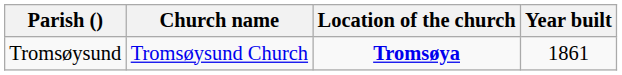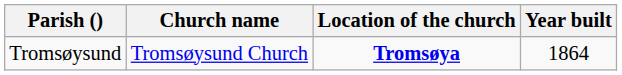(568, 53) 1861 -> (568, 53) 1864
